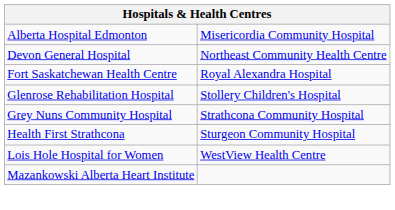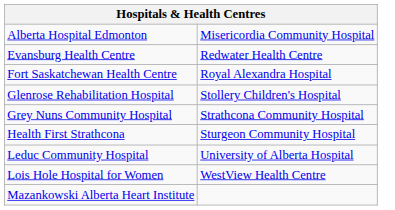- row: (69, 54)
+ row: (71, 54)
+ row: (78, 154)
